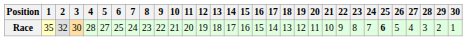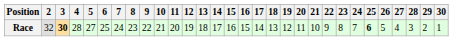- column: (49, 11)
(77, 27) normal -> (63, 27) bold
